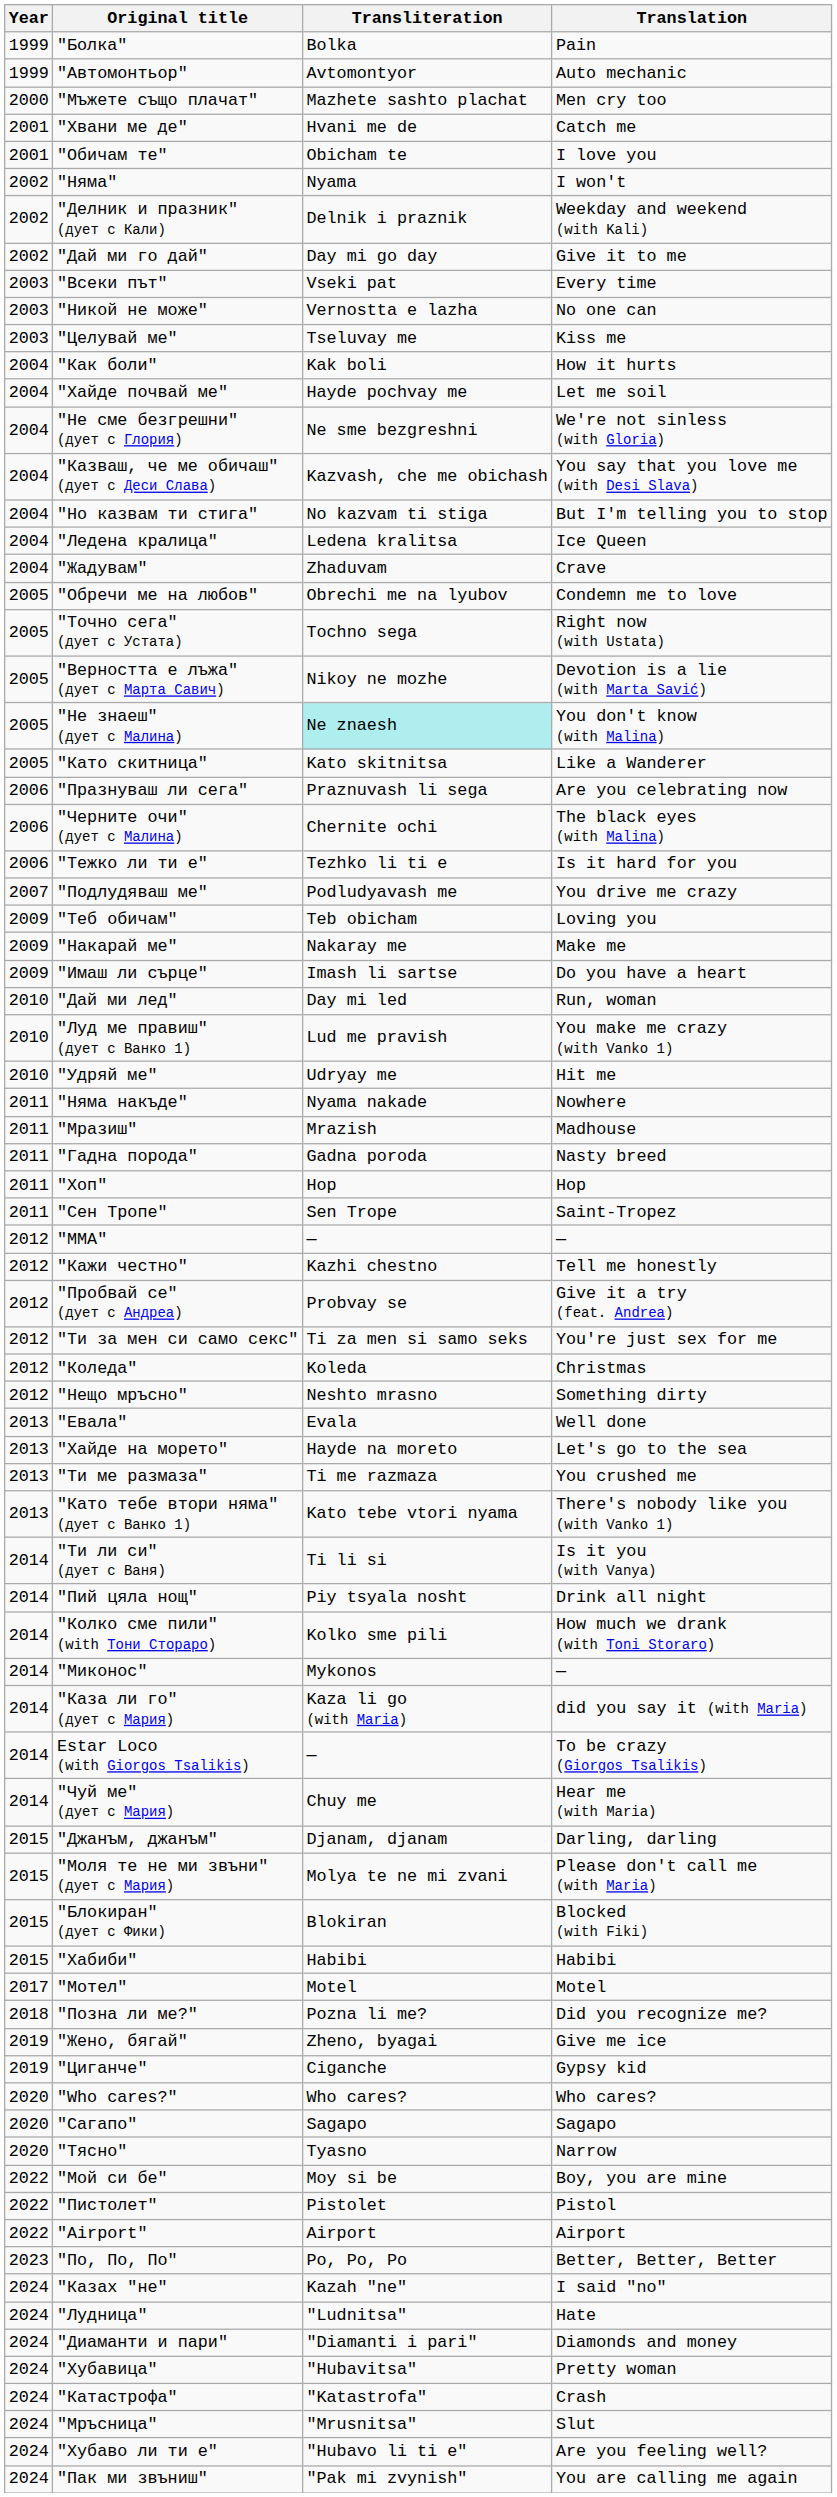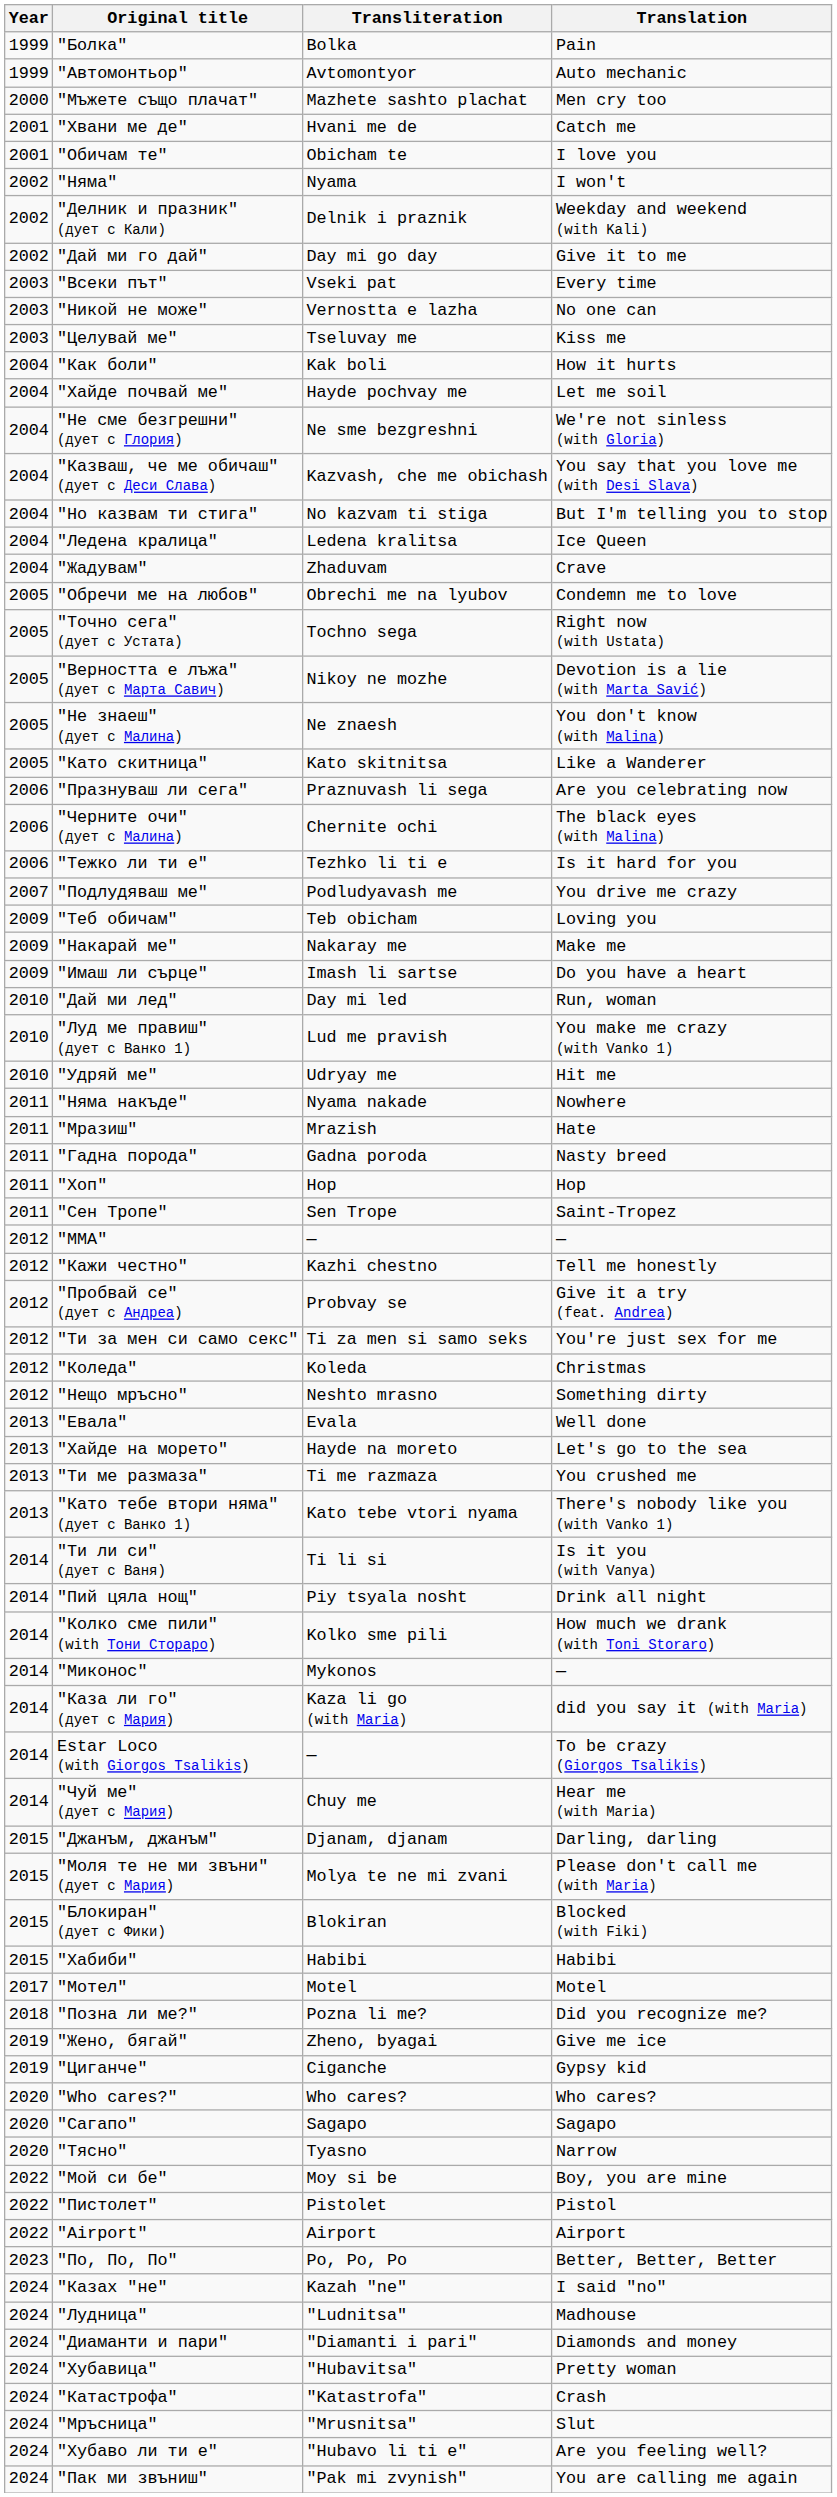(352, 726) paleturquoise background -> (352, 726) no background
(596, 1130) Madhouse -> (576, 1130) Hate
(576, 2315) Hate -> (596, 2315) Madhouse
